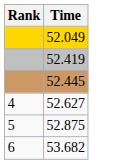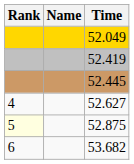+ column: (64, 15)
(11, 125) no background -> (11, 125) lightyellow background
